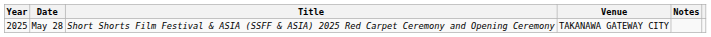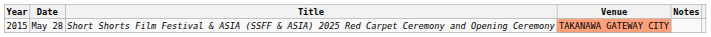(17, 26) 2025 -> (17, 26) 2015
(614, 26) no background -> (614, 26) lightsalmon background
